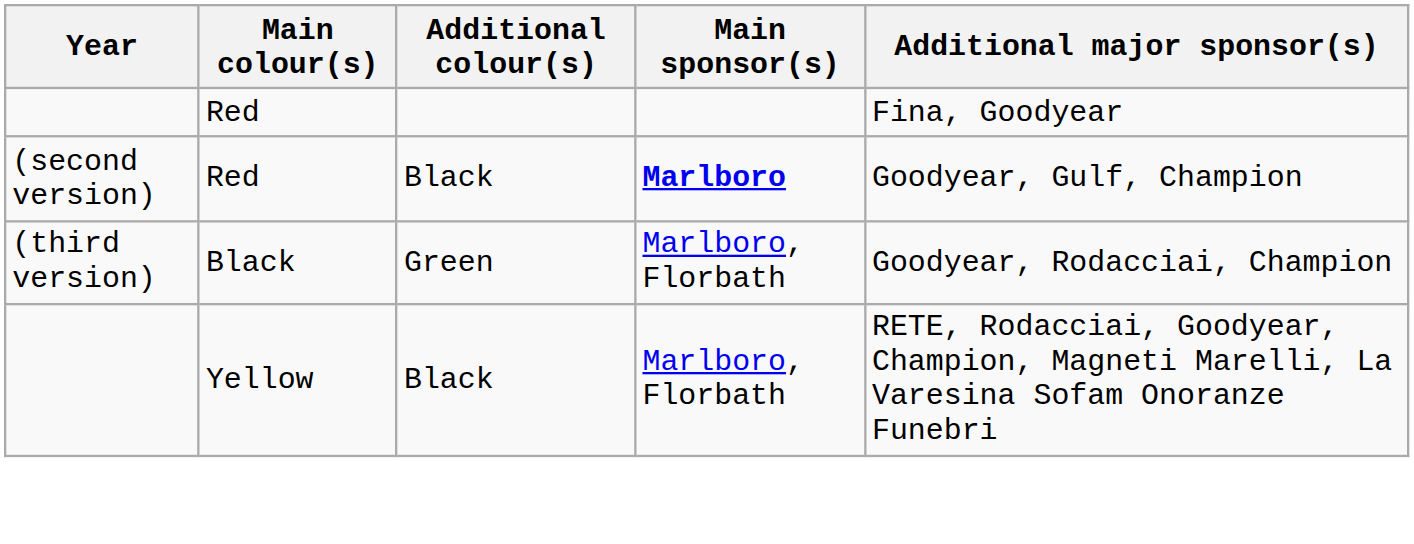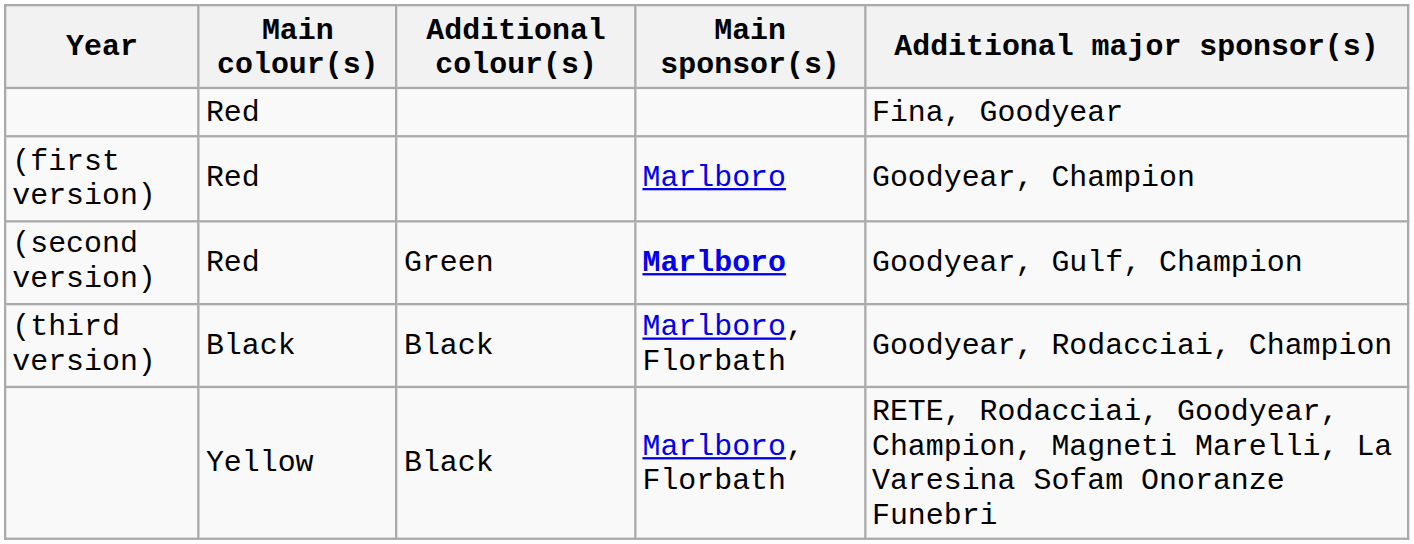+ row: (84, 179)
(449, 179) Black -> (449, 262) Green
(449, 262) Green -> (449, 345) Black
